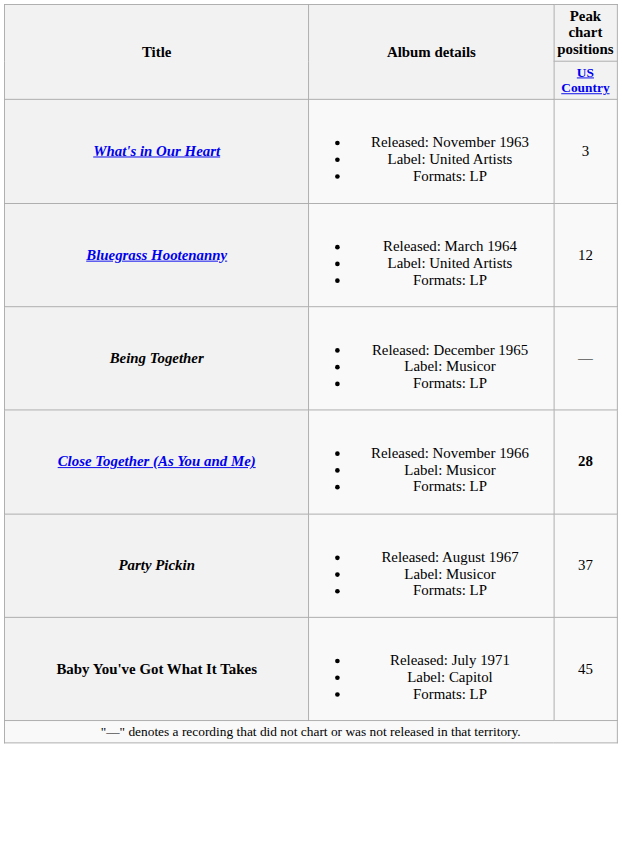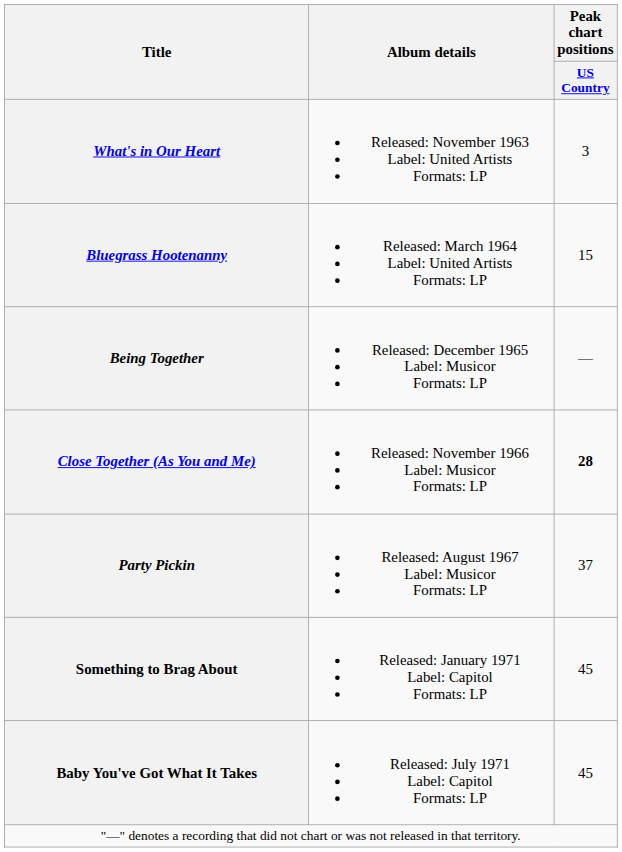(585, 254) 12 -> (585, 254) 15
+ row: (157, 669)
